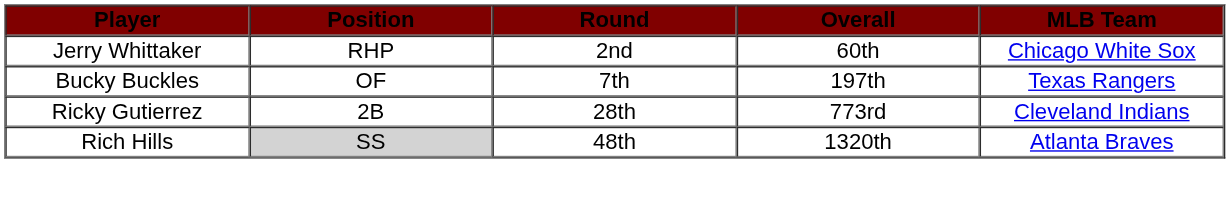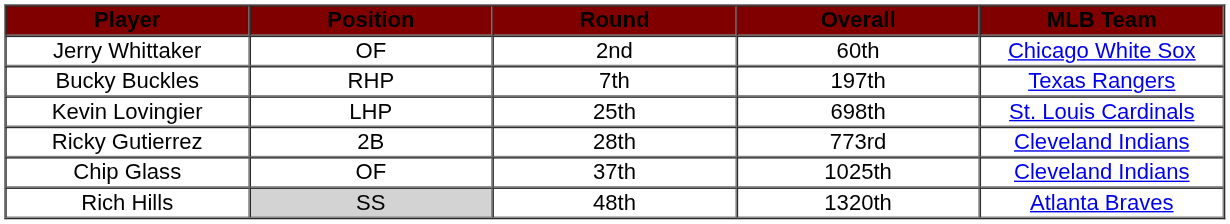(371, 50) RHP -> (371, 50) OF
(371, 81) OF -> (371, 81) RHP
+ row: (127, 111)
+ row: (127, 172)
